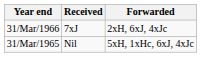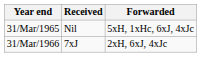rows swapped: (33, 44) <-> (33, 28)
